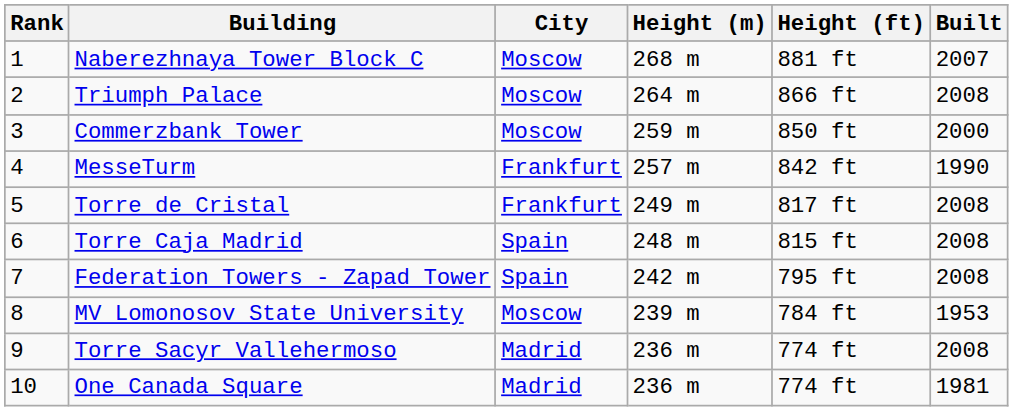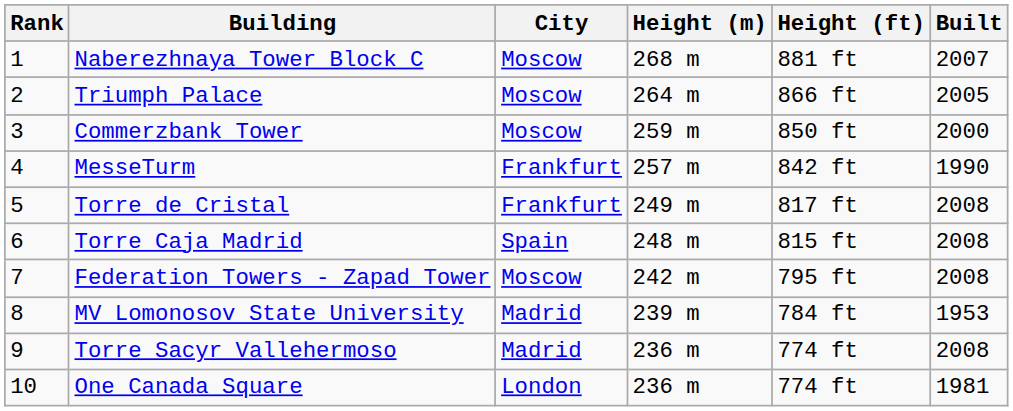(962, 96) 2008 -> (962, 96) 2005
(535, 278) Spain -> (541, 278) Moscow
(541, 315) Moscow -> (541, 315) Madrid
(541, 388) Madrid -> (541, 388) London
